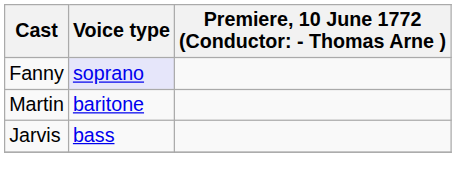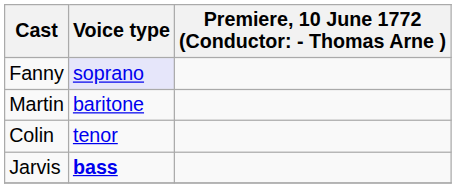+ row: (32, 135)
(94, 135) normal -> (95, 167) bold
